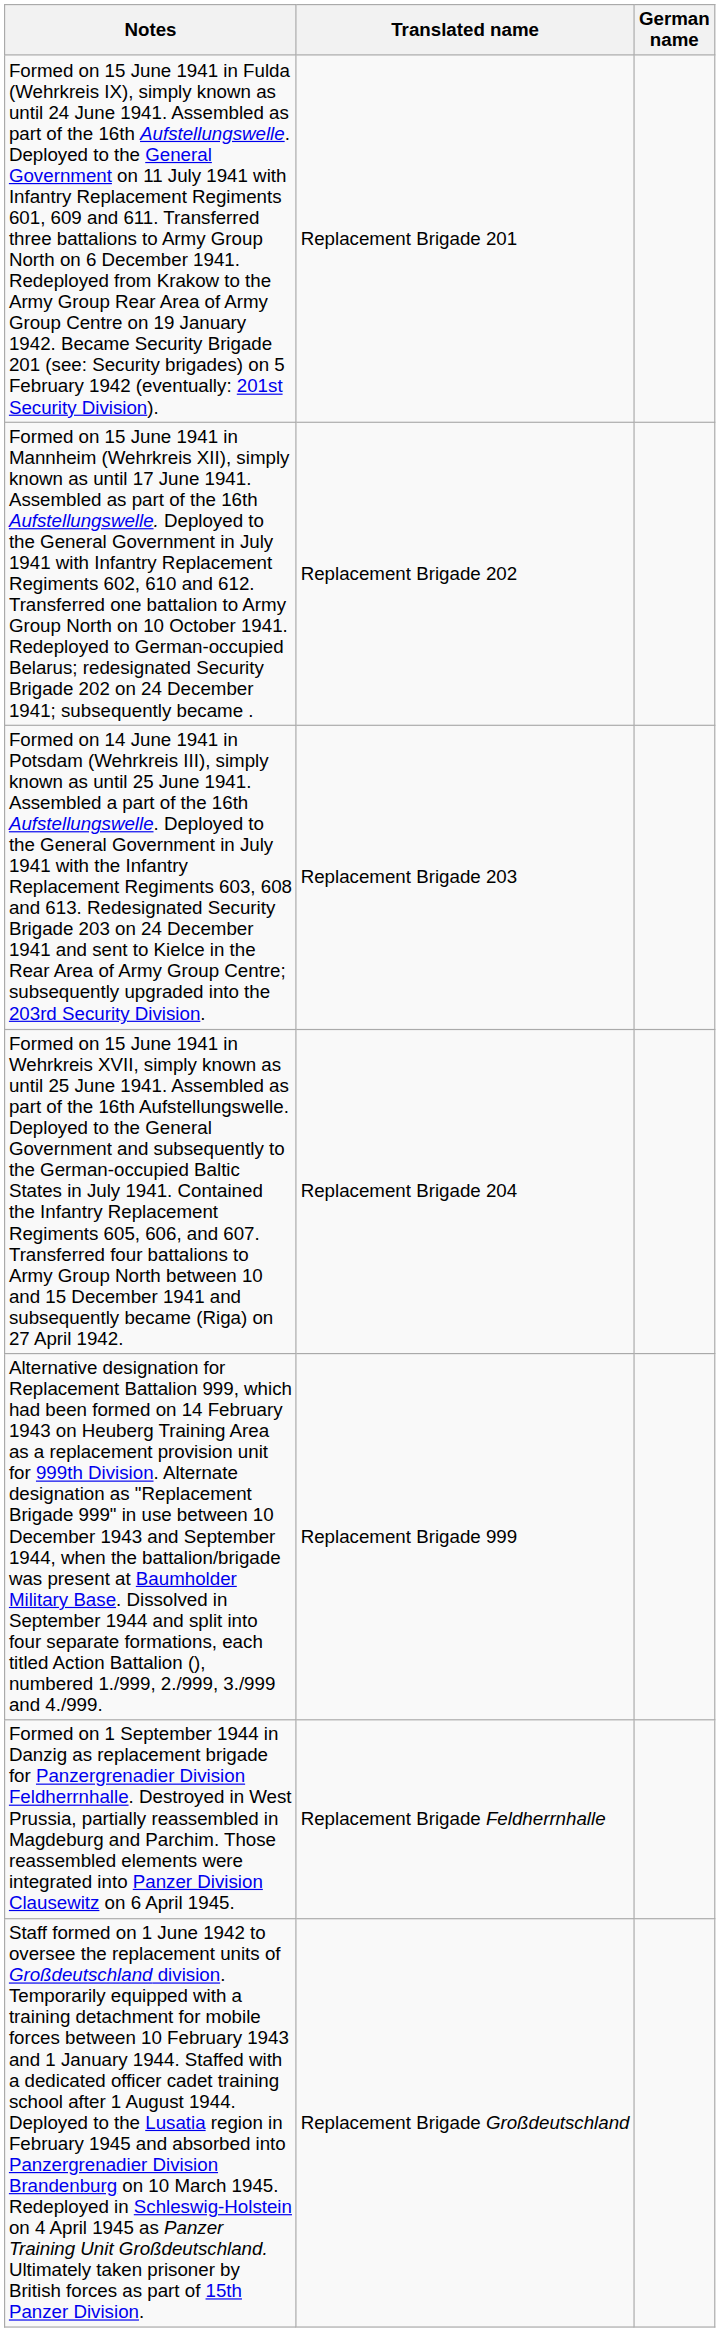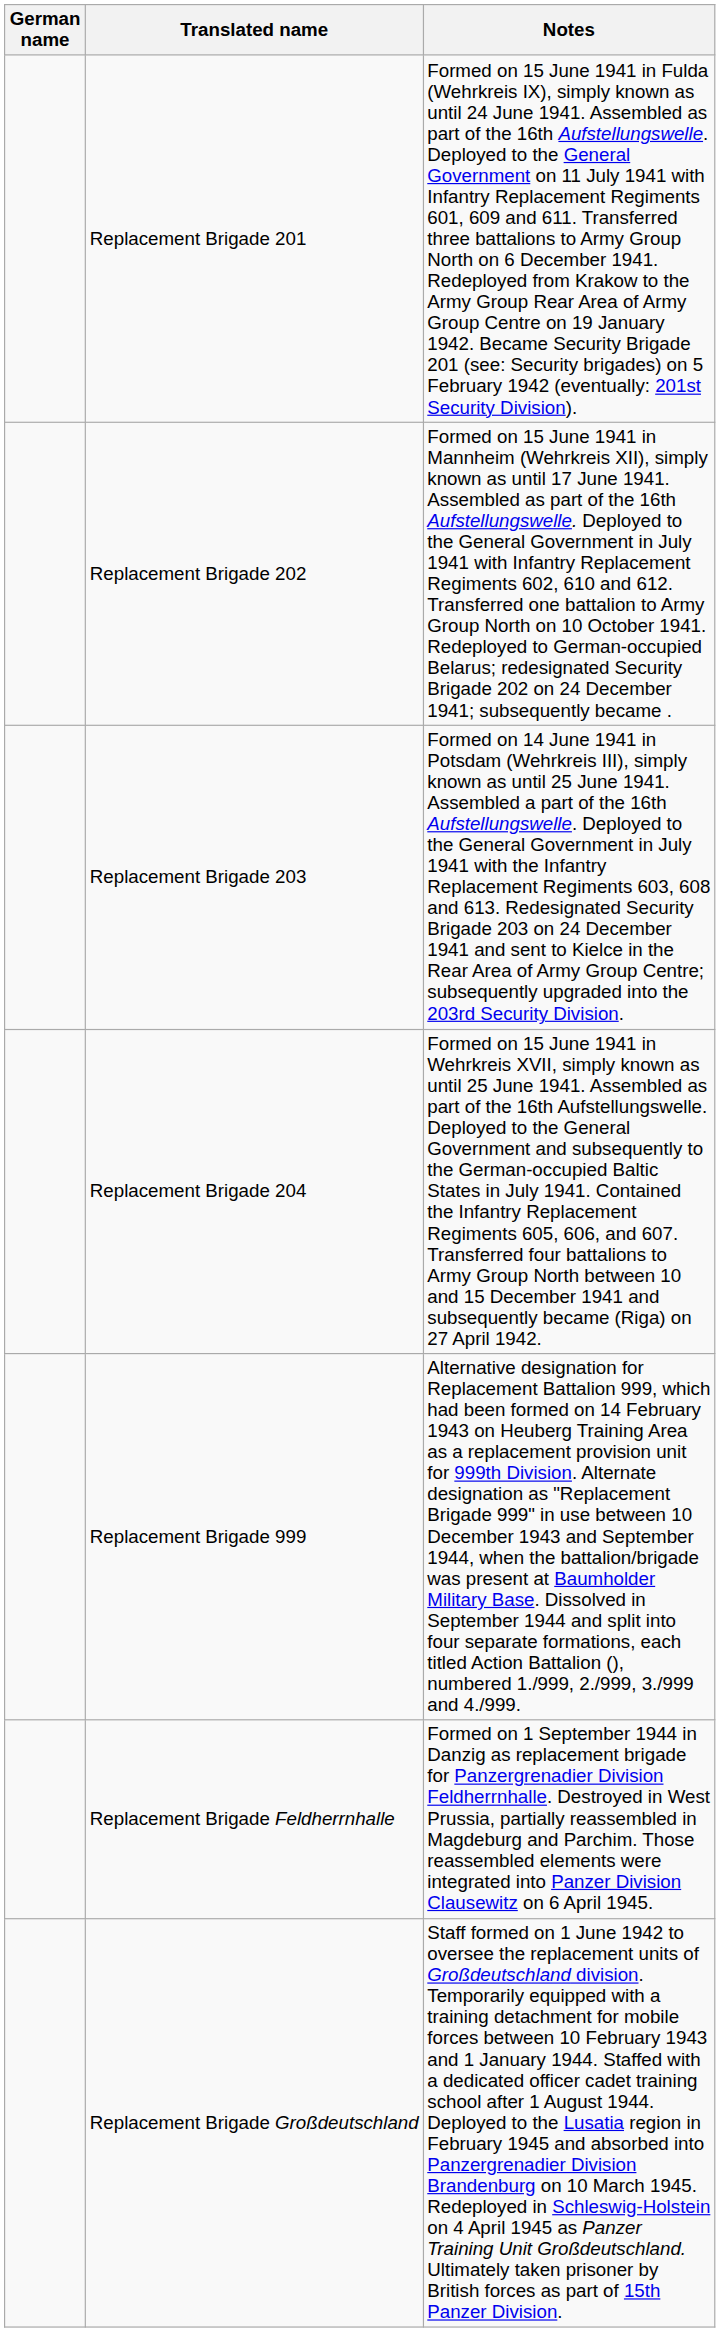columns swapped: (674, 29) <-> (150, 29)
